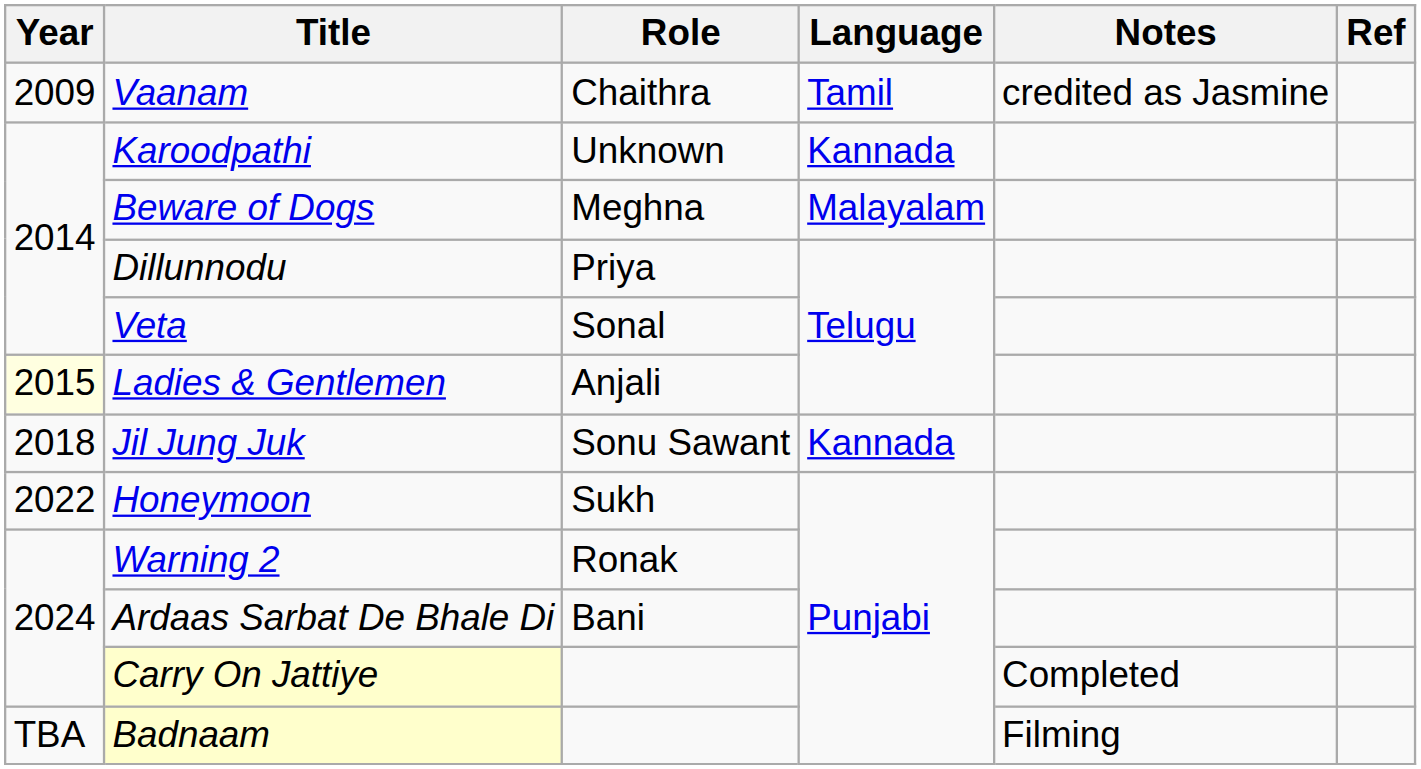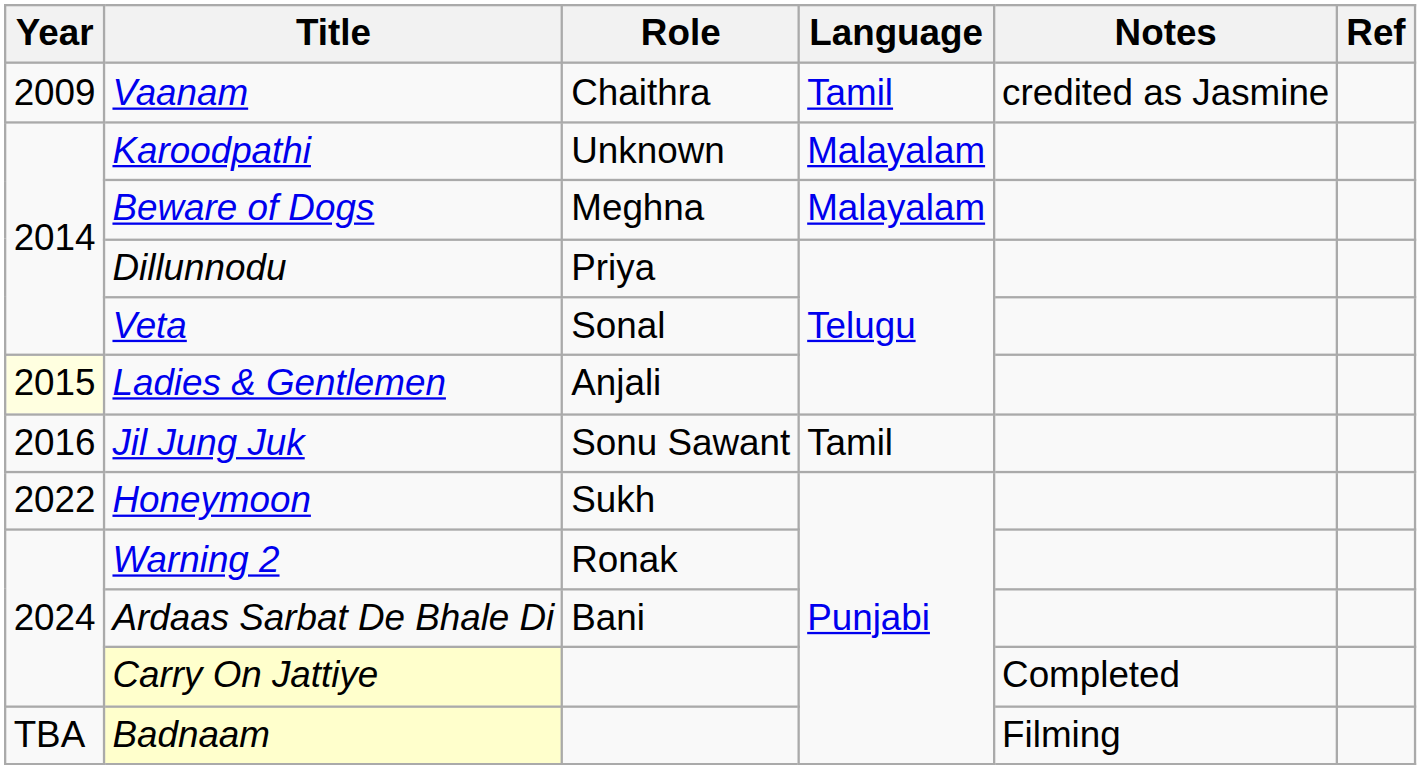(881, 150) Kannada -> (896, 150) Malayalam
(55, 442) 2018 -> (55, 442) 2016
(881, 442) Kannada -> (850, 442) Tamil
